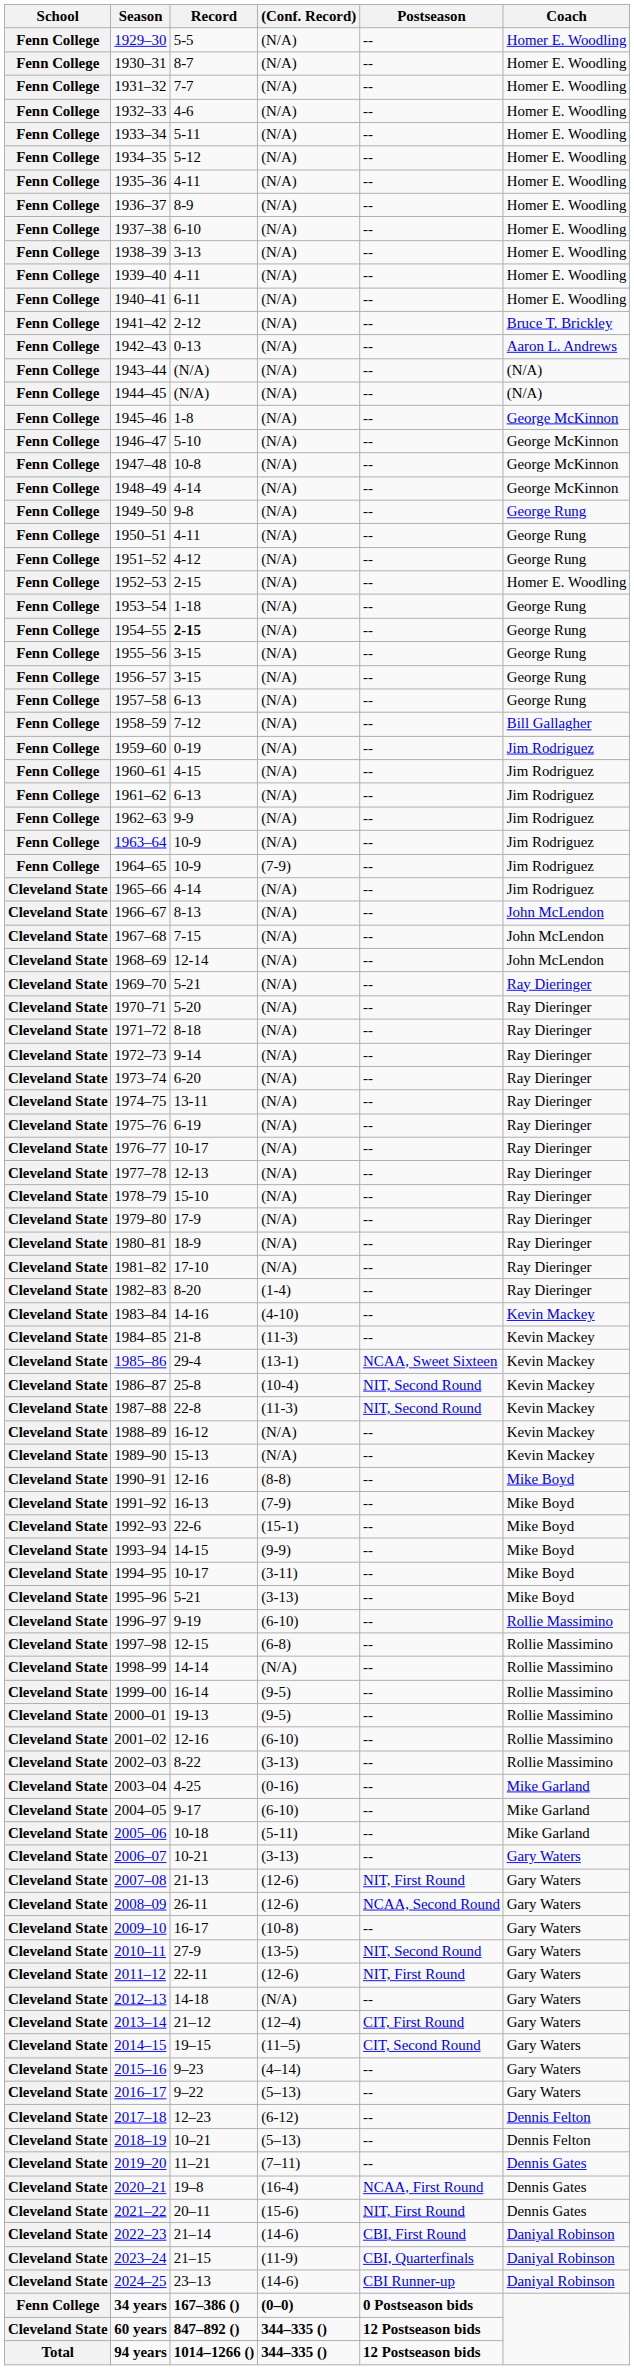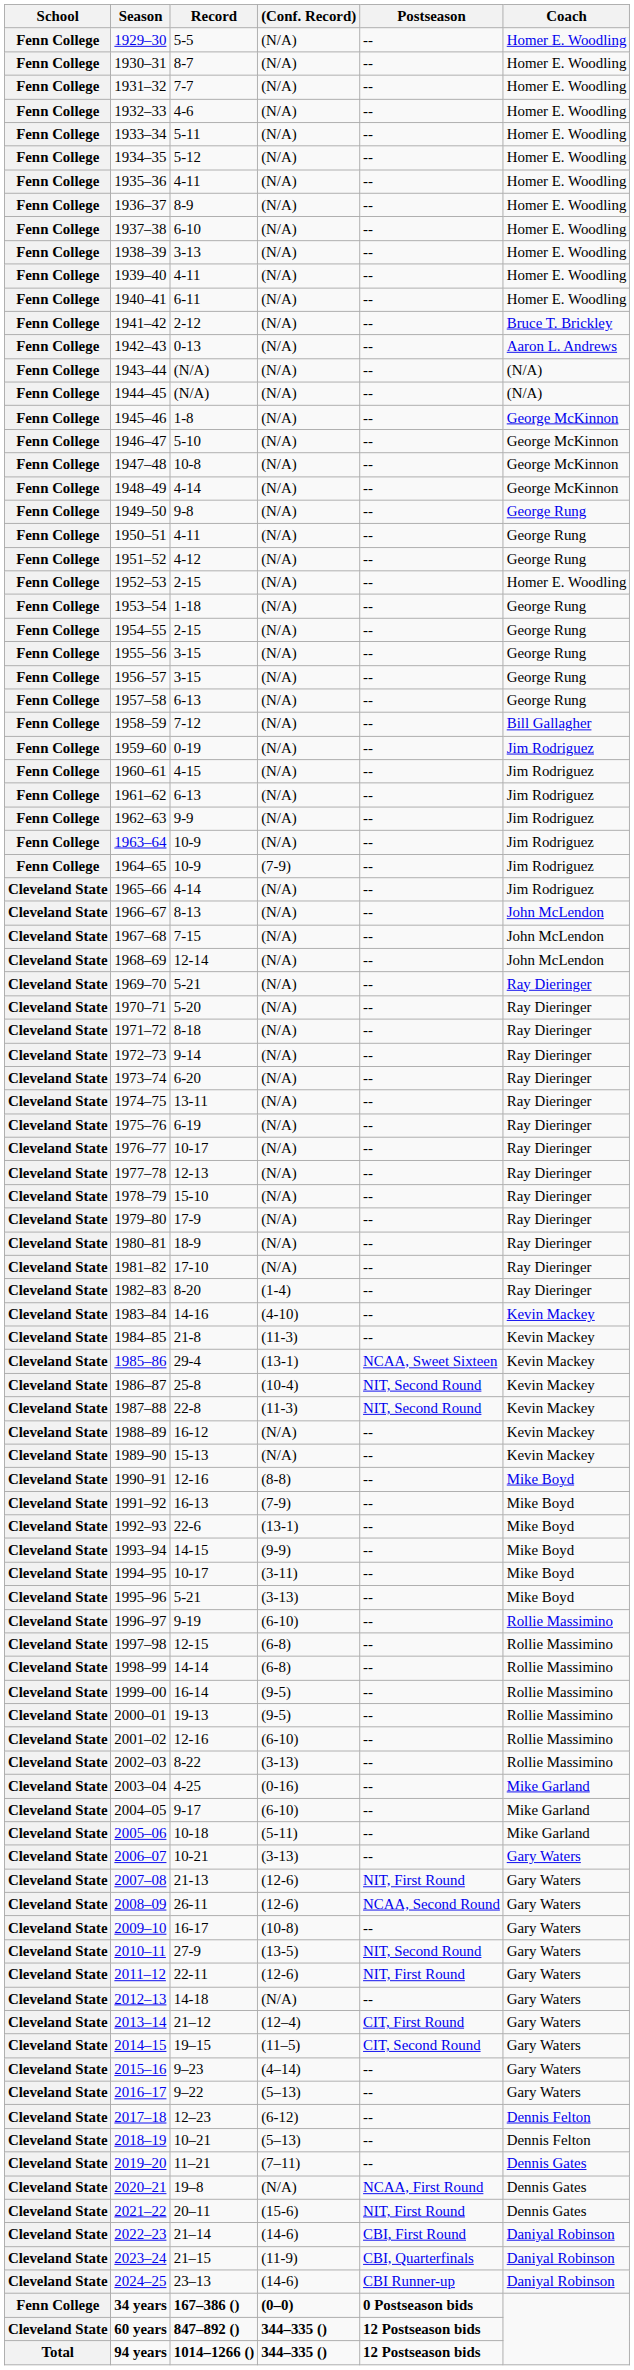(187, 629) bold -> (187, 629) normal
(280, 1526) (15-1) -> (280, 1526) (13-1)
(279, 1668) (N/A) -> (276, 1668) (6-8)
(280, 2187) (16-4) -> (279, 2187) (N/A)
